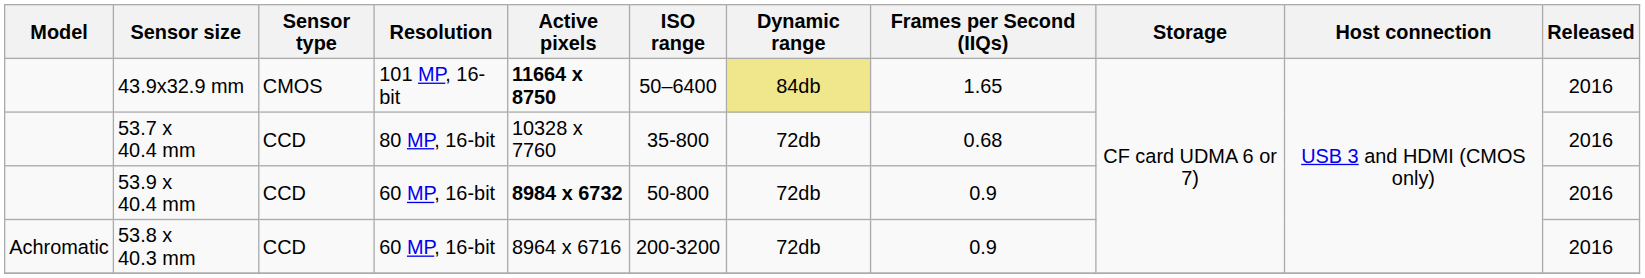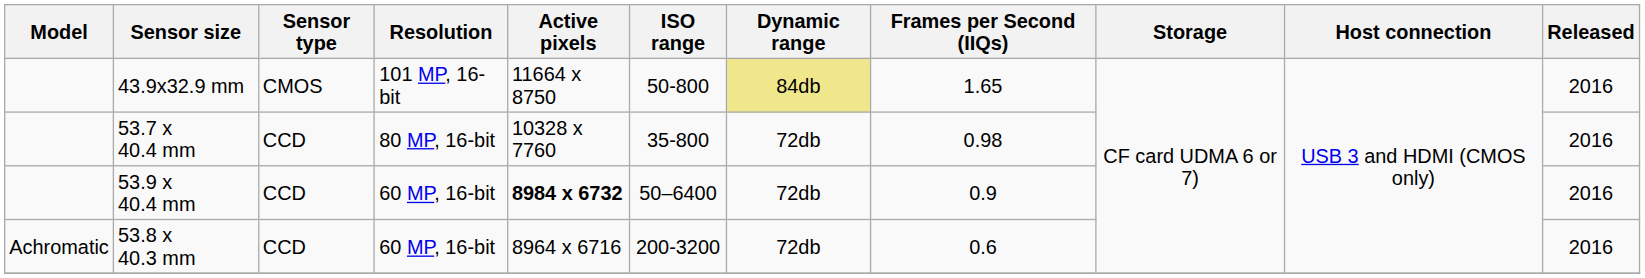(547, 86) bold -> (547, 86) normal
(678, 86) 50–6400 -> (678, 86) 50-800
(983, 139) 0.68 -> (983, 139) 0.98
(678, 193) 50-800 -> (678, 193) 50–6400
(983, 247) 0.9 -> (983, 247) 0.6
